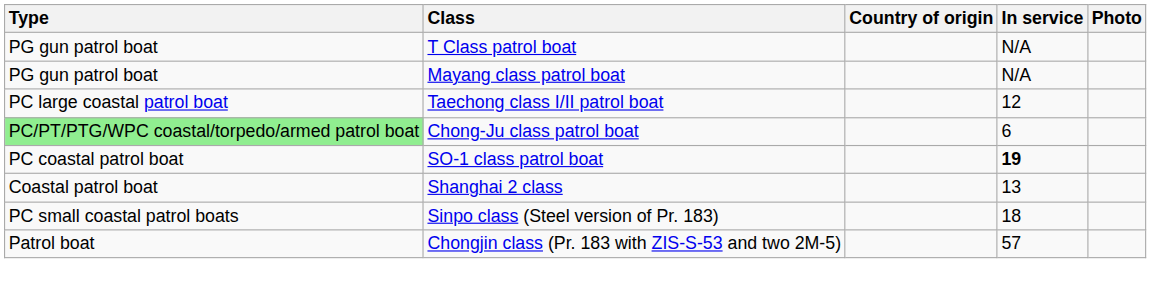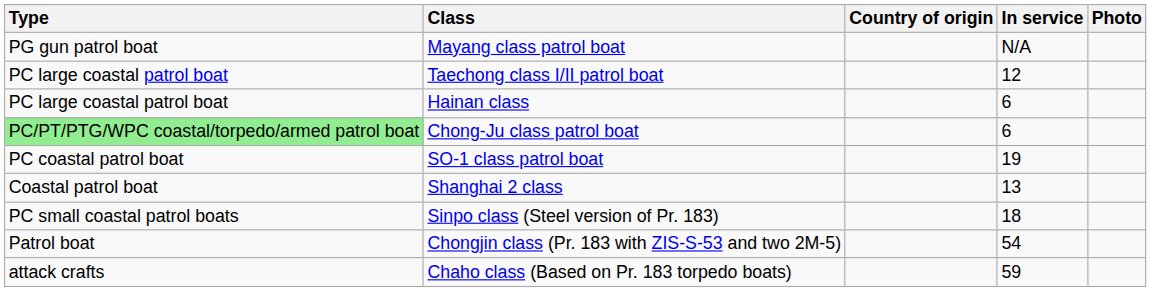- row: (502, 46)
+ row: (478, 103)
(1011, 159) bold -> (1011, 159) normal
(1011, 243) 57 -> (1011, 243) 54
+ row: (610, 272)
